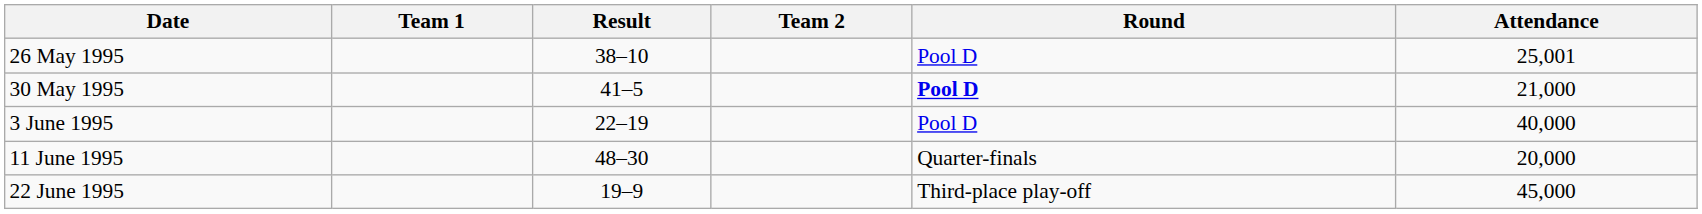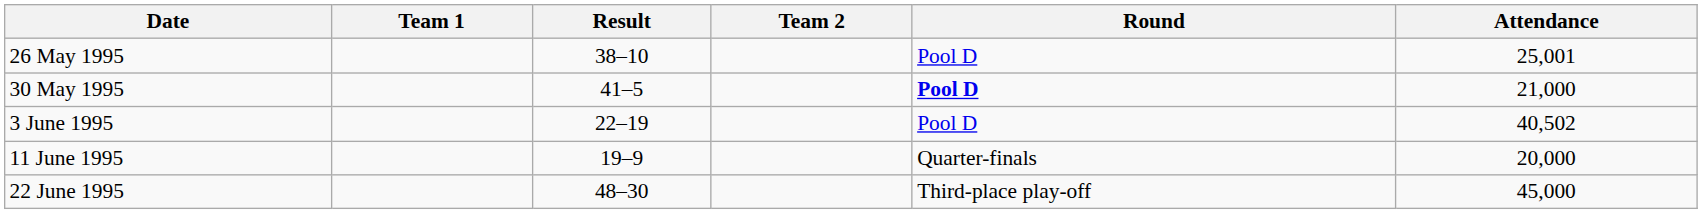(1546, 123) 40,000 -> (1546, 123) 40,502
(622, 157) 48–30 -> (622, 157) 19–9
(622, 191) 19–9 -> (622, 191) 48–30
